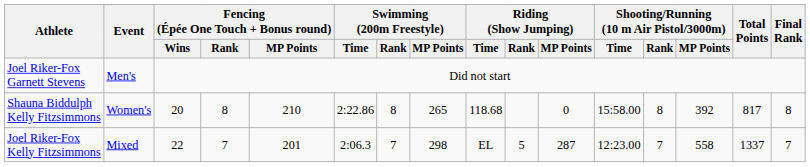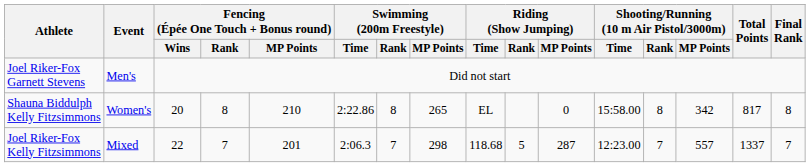(486, 110) 118.68 -> (486, 110) EL
(704, 110) 392 -> (704, 110) 342
(486, 145) EL -> (486, 145) 118.68
(704, 145) 558 -> (704, 145) 557
